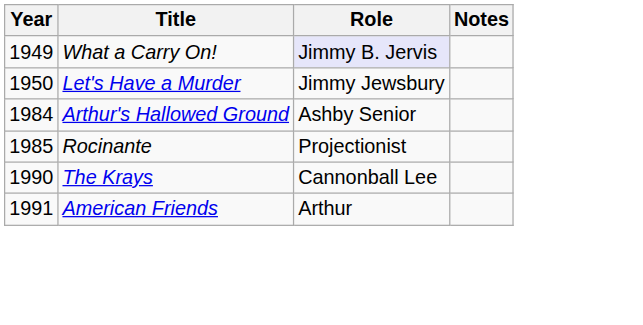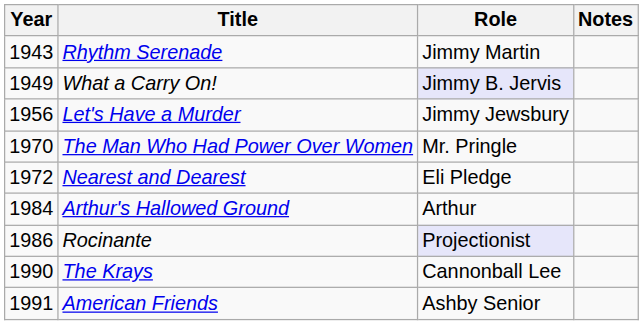+ row: (142, 51)
(31, 83) 1950 -> (31, 114) 1956
+ row: (238, 146)
+ row: (154, 177)
(357, 114) Ashby Senior -> (449, 209) Arthur
(31, 146) 1985 -> (31, 240) 1986
(352, 146) no background -> (476, 240) lavender background
(325, 209) Arthur -> (481, 303) Ashby Senior
